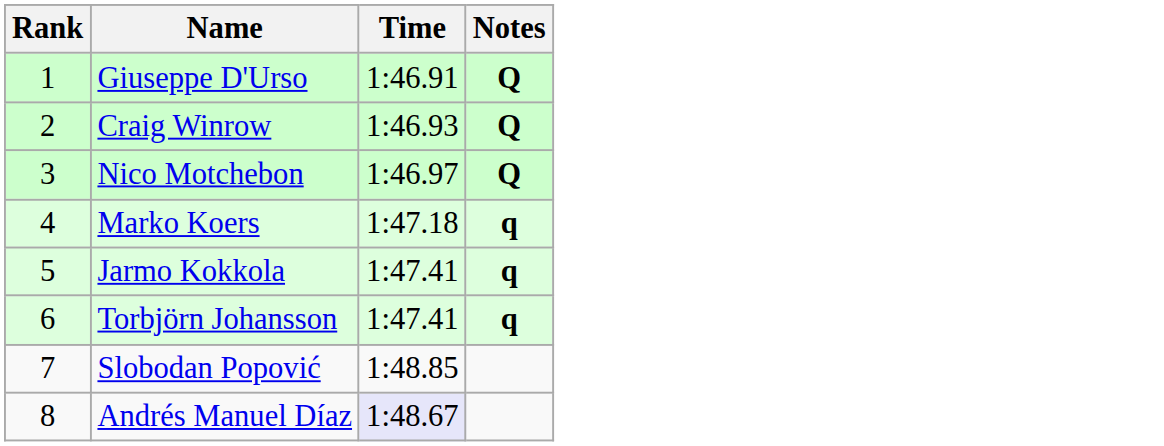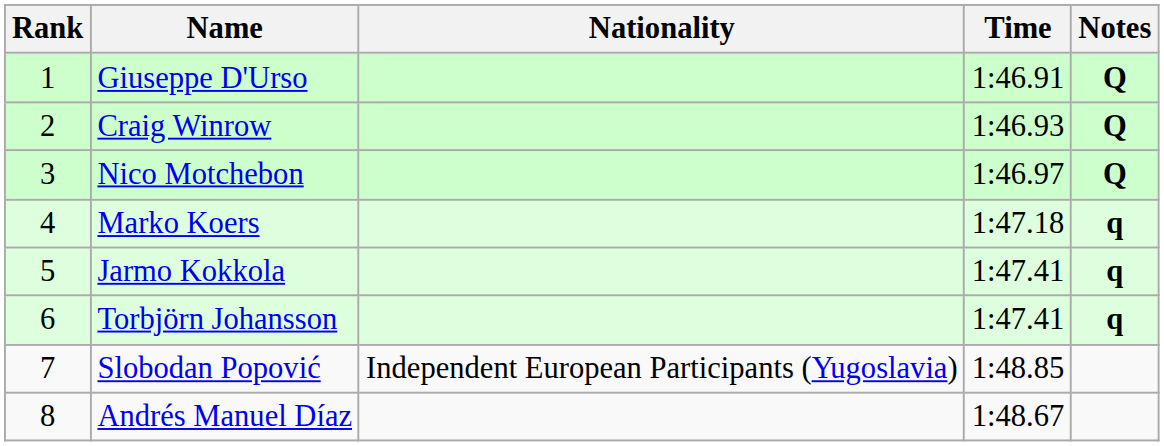+ column: (662, 28)
(412, 416) lavender background -> (1018, 416) no background
